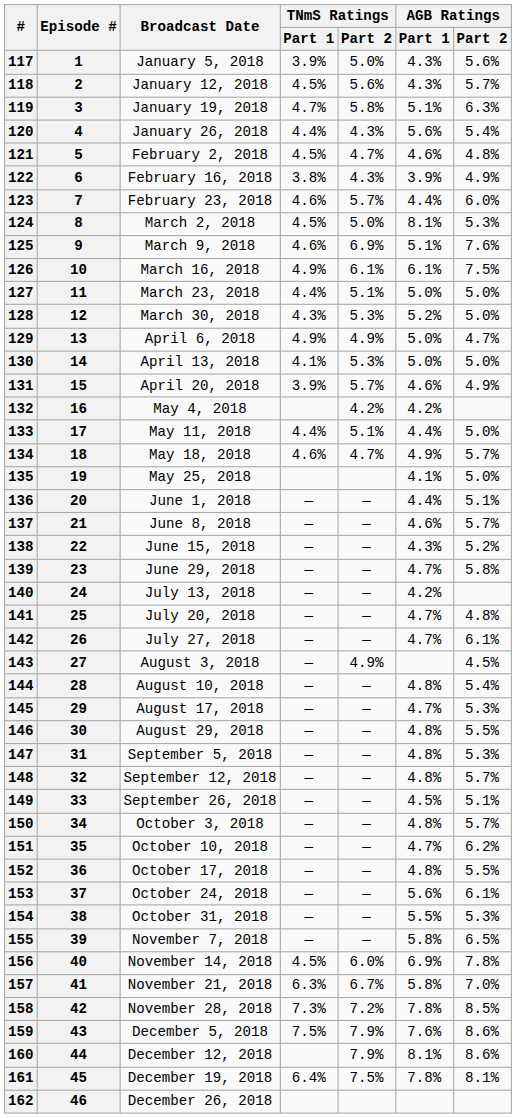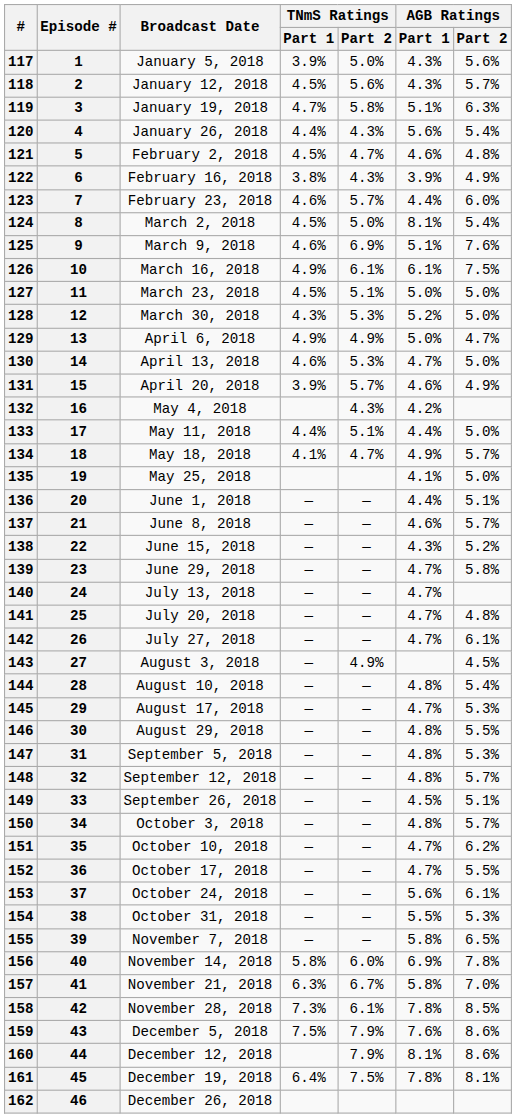(482, 224) 5.3% -> (482, 224) 5.4%
(309, 293) 4.4% -> (309, 293) 4.5%
(309, 363) 4.1% -> (309, 363) 4.6%
(424, 363) 5.0% -> (424, 363) 4.7%
(367, 409) 4.2% -> (367, 409) 4.3%
(309, 455) 4.6% -> (309, 455) 4.1%
(424, 593) 4.2% -> (424, 593) 4.7%
(424, 871) 4.8% -> (424, 871) 4.7%
(309, 963) 4.5% -> (309, 963) 5.8%
(367, 1009) 7.2% -> (367, 1009) 6.1%
